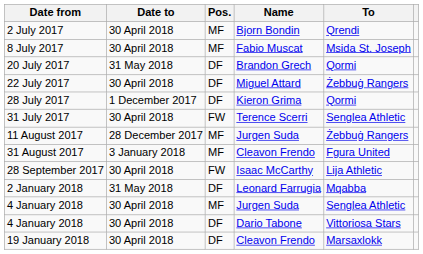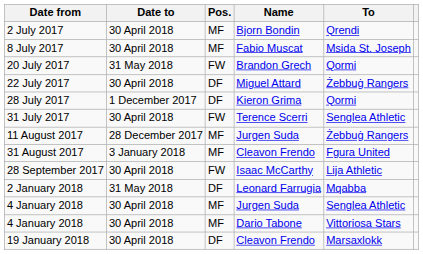(215, 65) DF -> (217, 65) FW
(215, 223) DF -> (216, 223) MF
